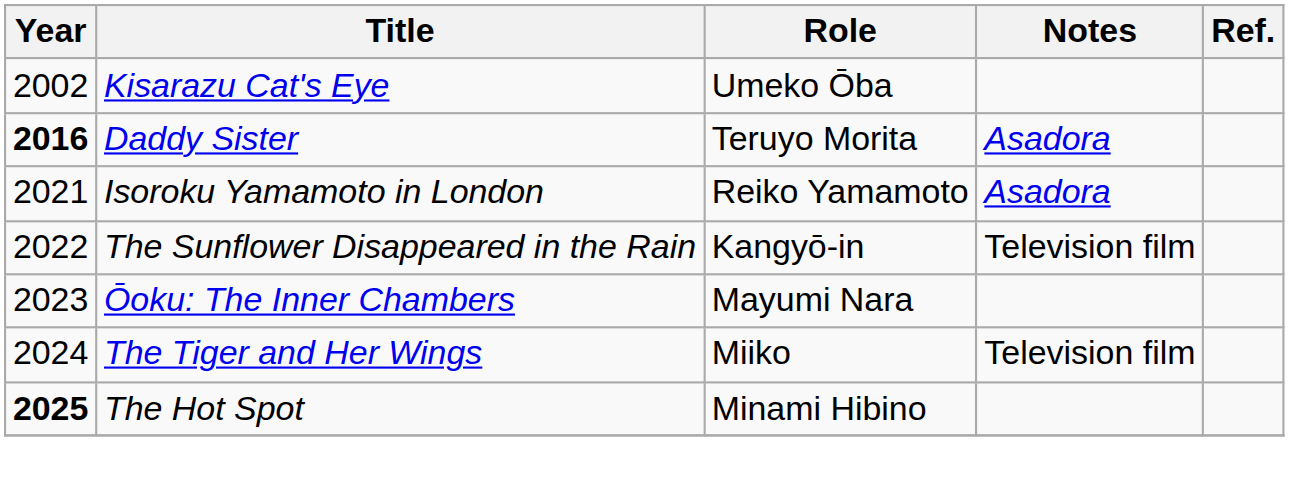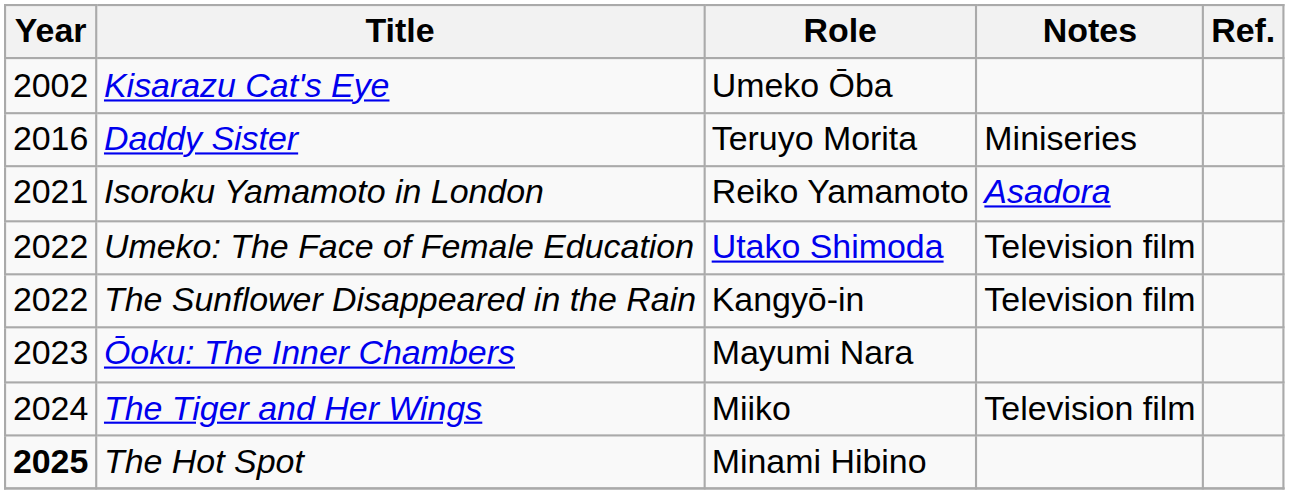(51, 138) bold -> (51, 138) normal
(1048, 138) Asadora -> (1061, 138) Miniseries
+ row: (399, 246)
